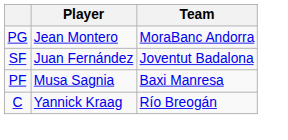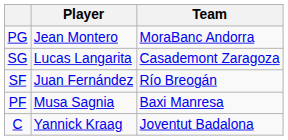+ row: (18, 59)
(197, 59) Joventut Badalona -> (178, 80) Río Breogán
(178, 102) Río Breogán -> (197, 124) Joventut Badalona
